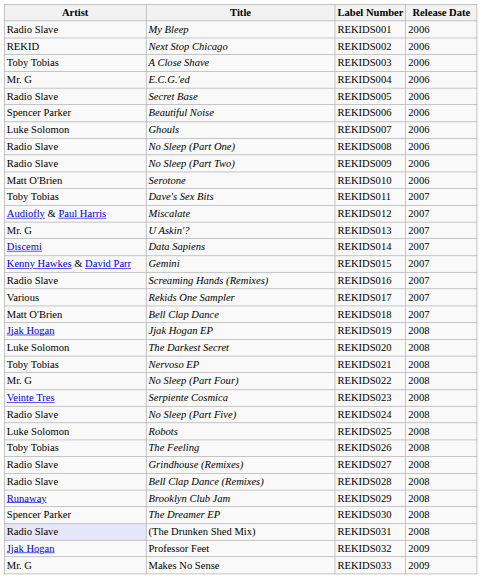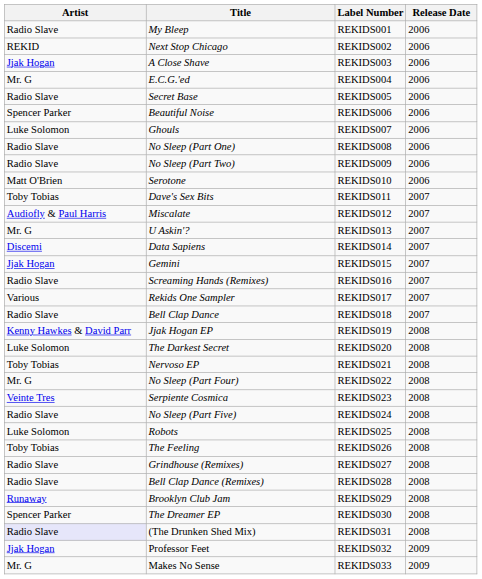(33, 63) Toby Tobias -> (31, 63) Jjak Hogan
(69, 264) Kenny Hawkes & David Parr -> (31, 264) Jjak Hogan
(35, 314) Matt O'Brien -> (32, 314) Radio Slave
(31, 331) Jjak Hogan -> (69, 331) Kenny Hawkes & David Parr
